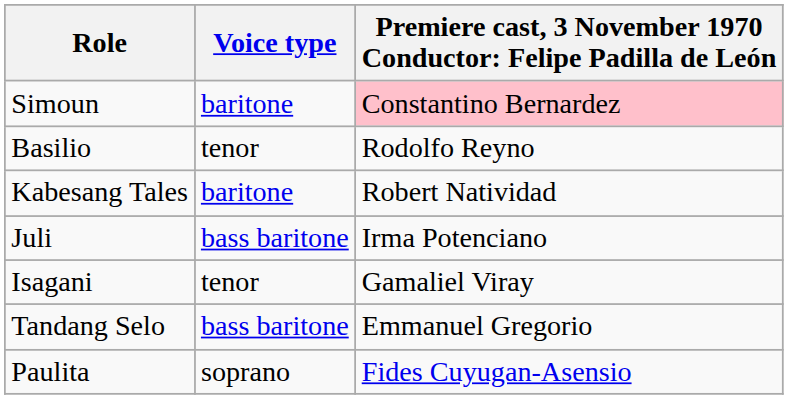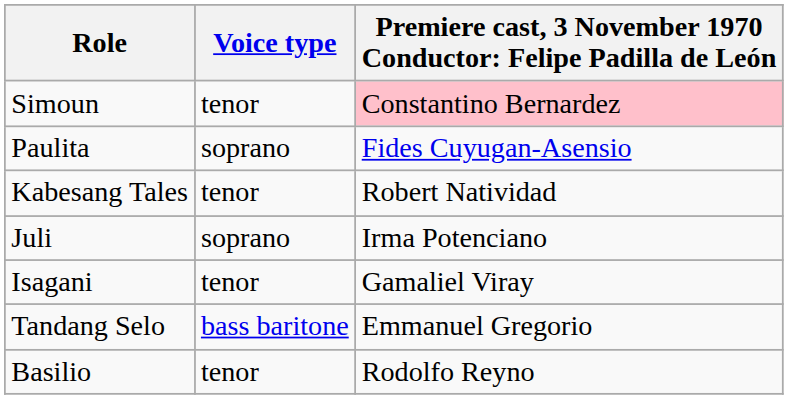(247, 103) baritone -> (230, 103) tenor
rows swapped: (51, 147) <-> (50, 371)
(247, 192) baritone -> (230, 192) tenor
(275, 237) bass baritone -> (246, 237) soprano
